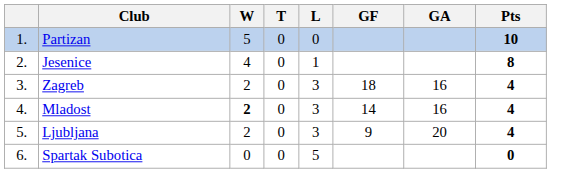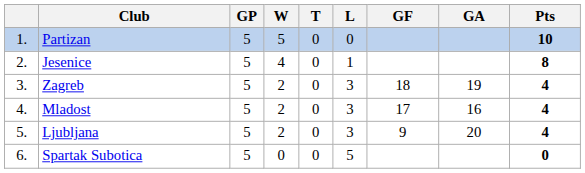+ column: (247, 16)
(440, 86) 16 -> (474, 86) 19
(247, 109) bold -> (281, 109) normal
(368, 109) 14 -> (403, 109) 17
